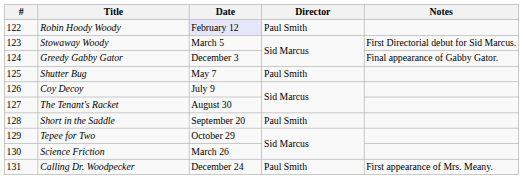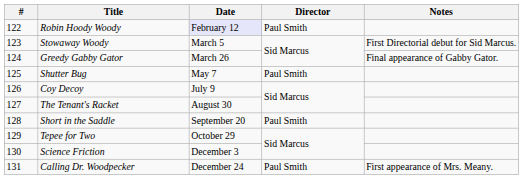(215, 58) December 3 -> (210, 58) March 26
(210, 151) March 26 -> (215, 151) December 3
